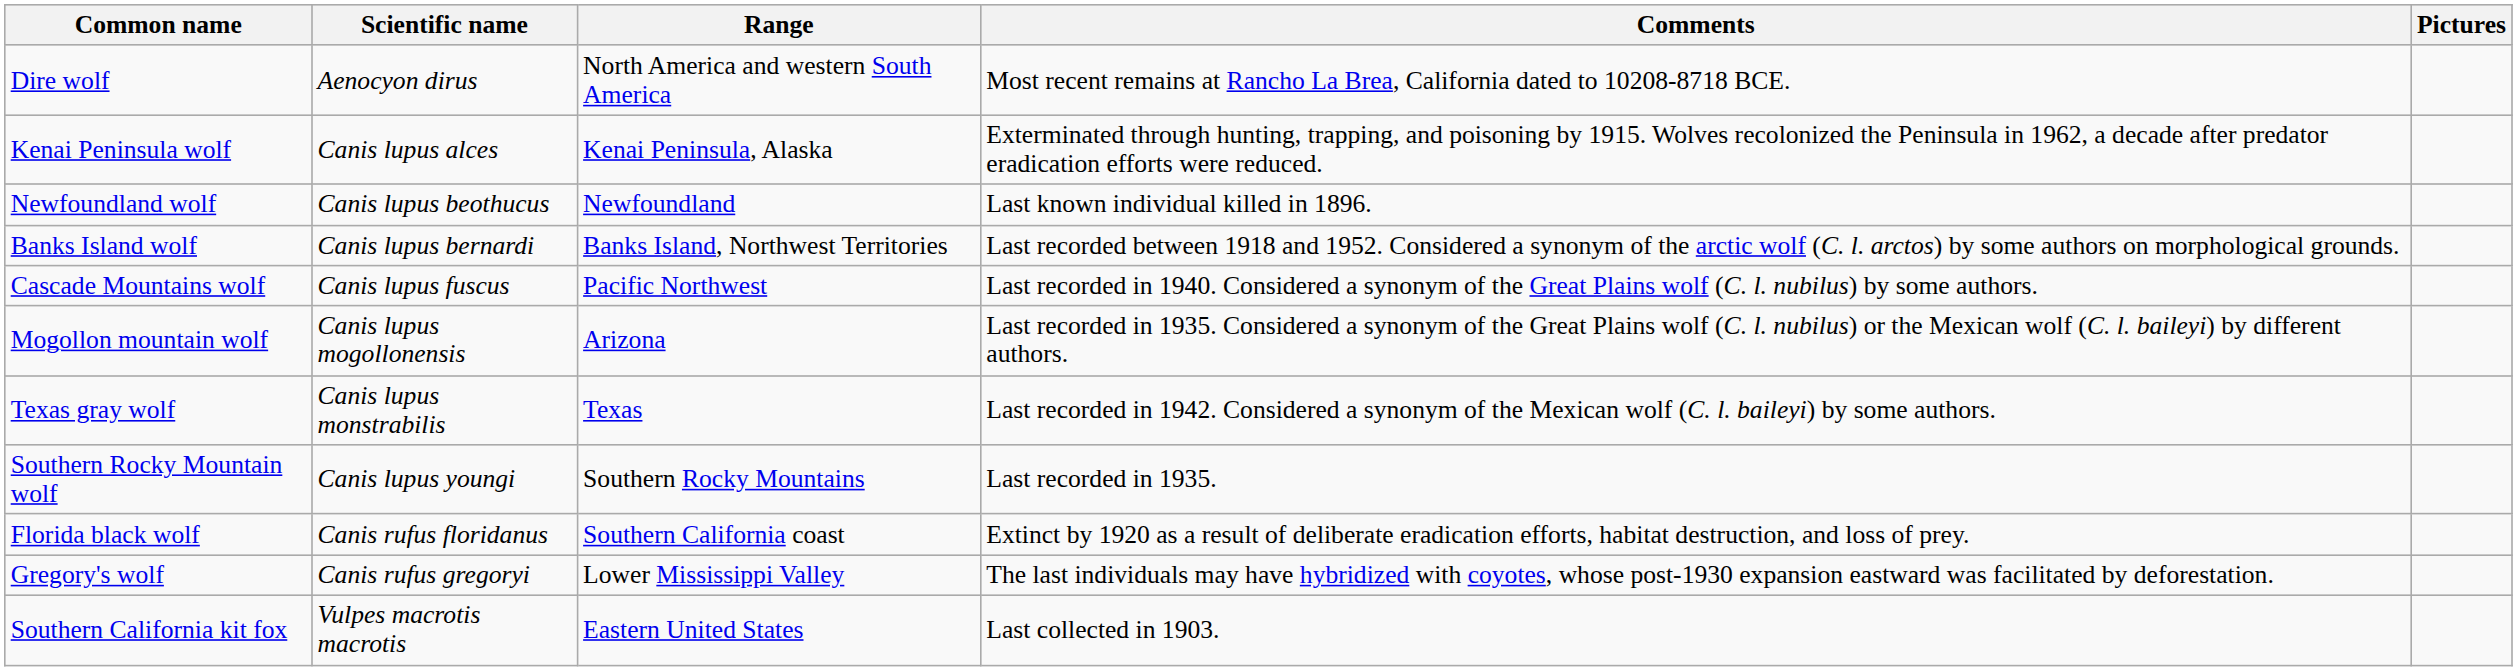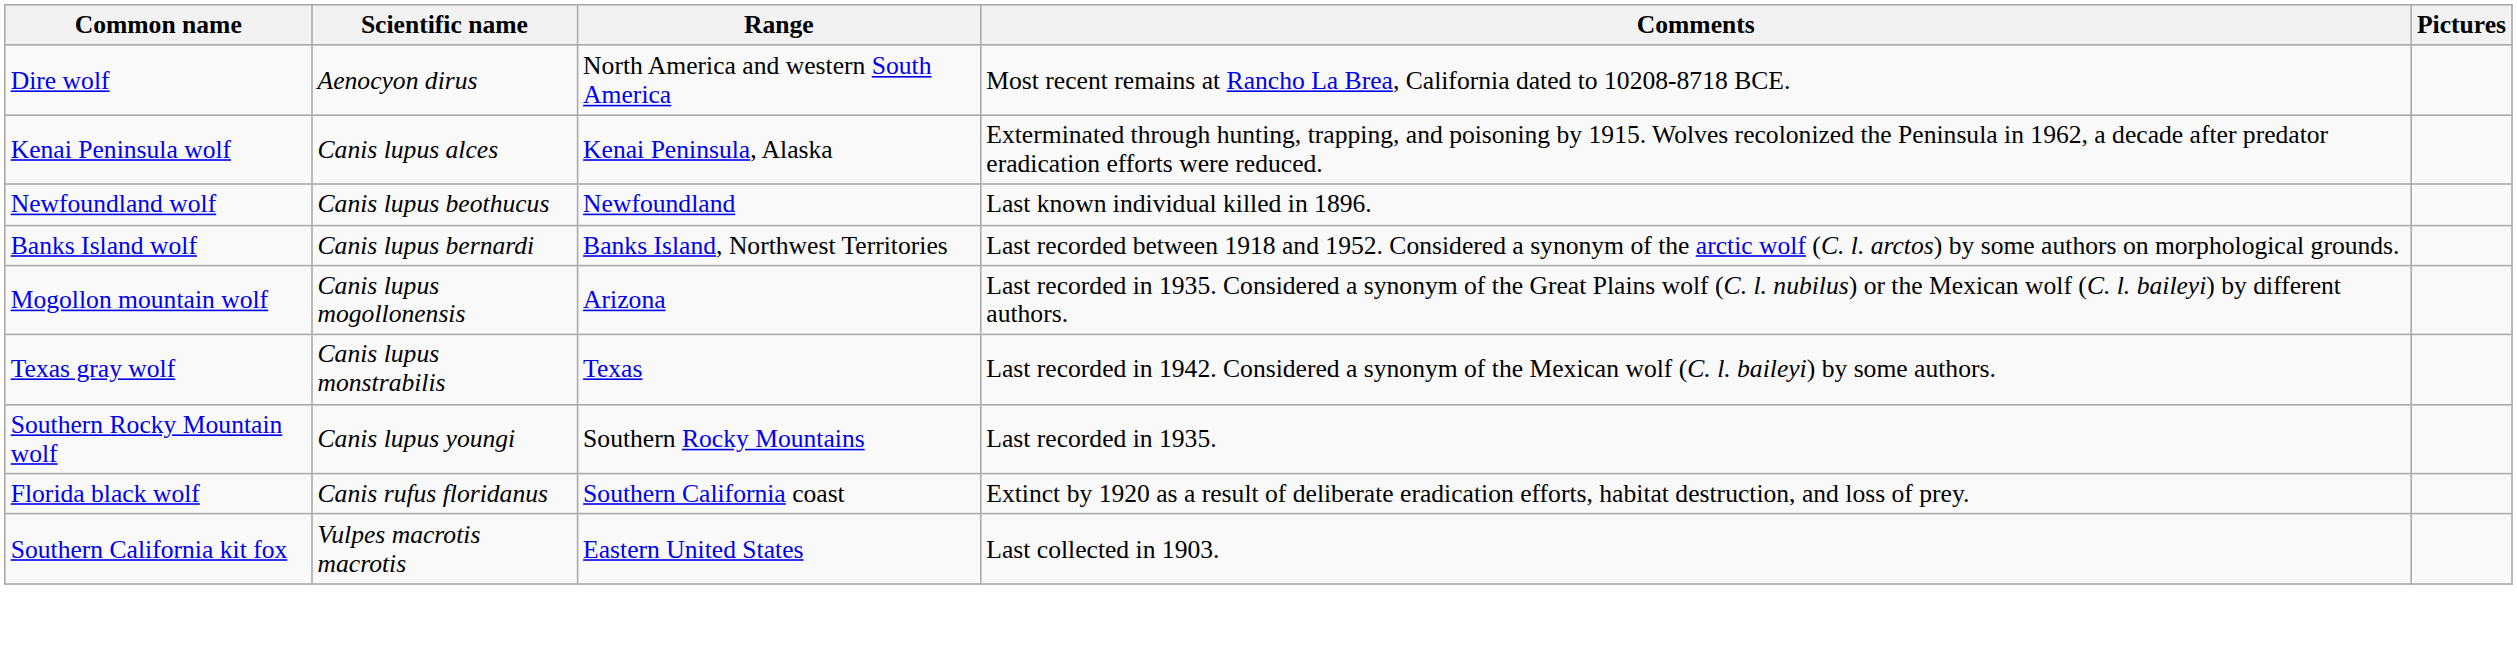- row: (138, 285)
- row: (87, 574)
